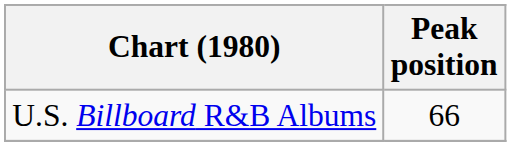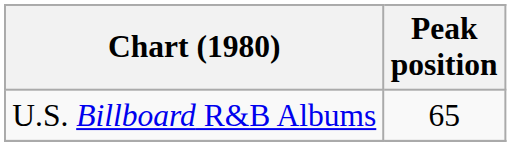(444, 114) 66 -> (444, 114) 65
